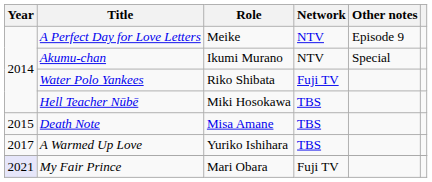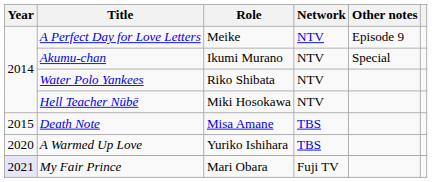(318, 80) Fuji TV -> (311, 80) NTV
(309, 102) TBS -> (311, 102) NTV
(21, 145) 2017 -> (21, 145) 2020
